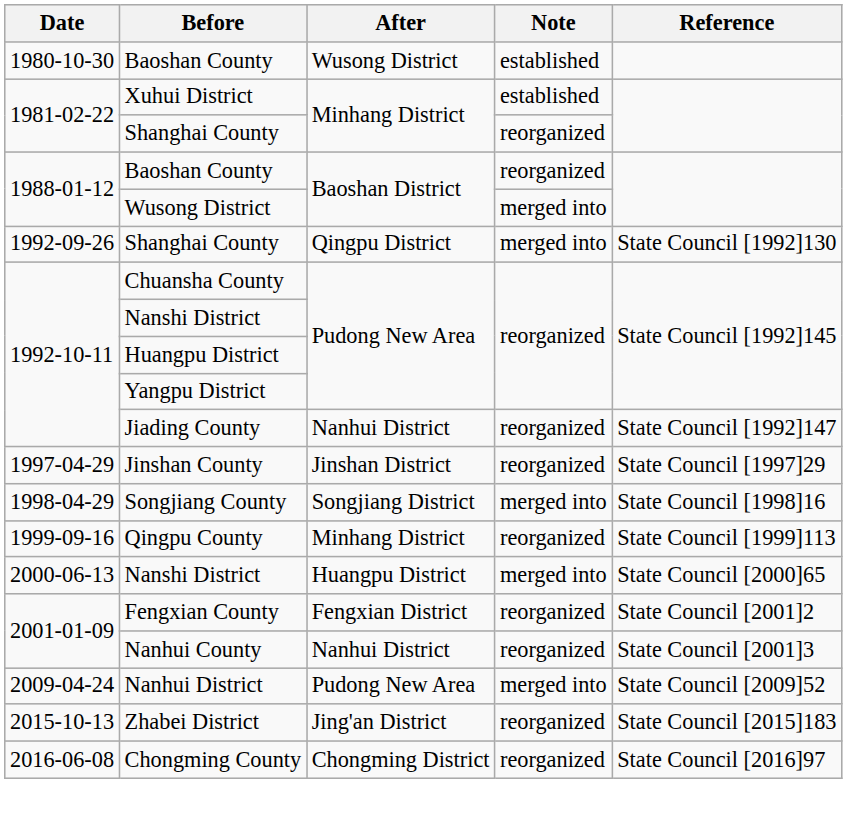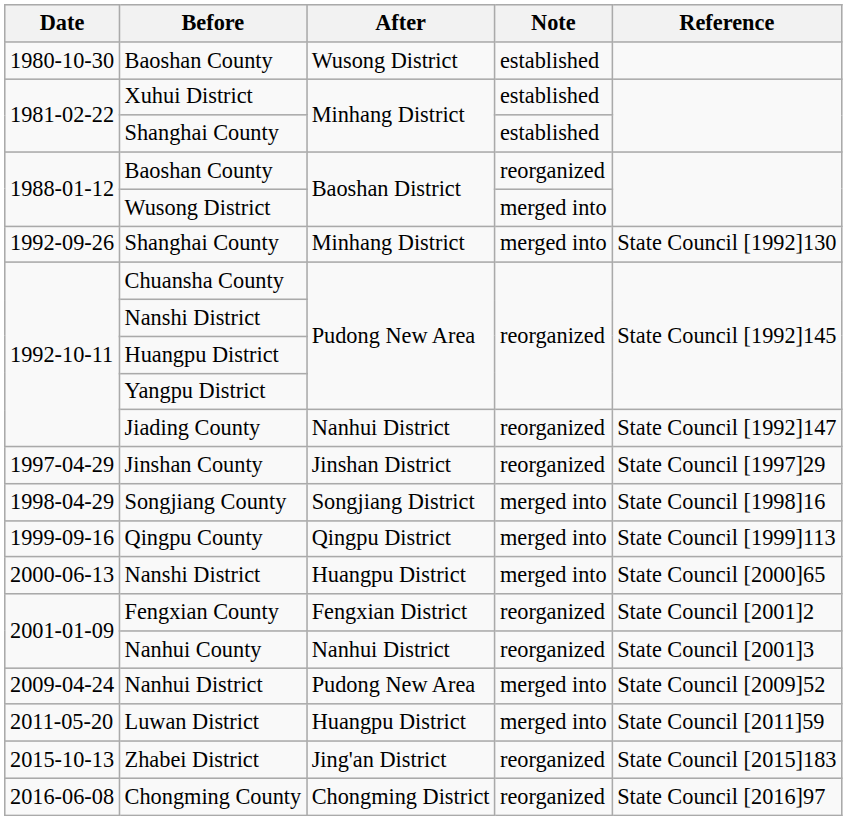(552, 133) reorganized -> (550, 133) established
(381, 244) Qingpu District -> (388, 244) Minhang District
(388, 538) Minhang District -> (381, 538) Qingpu District
(552, 538) reorganized -> (553, 538) merged into
+ row: (62, 722)
